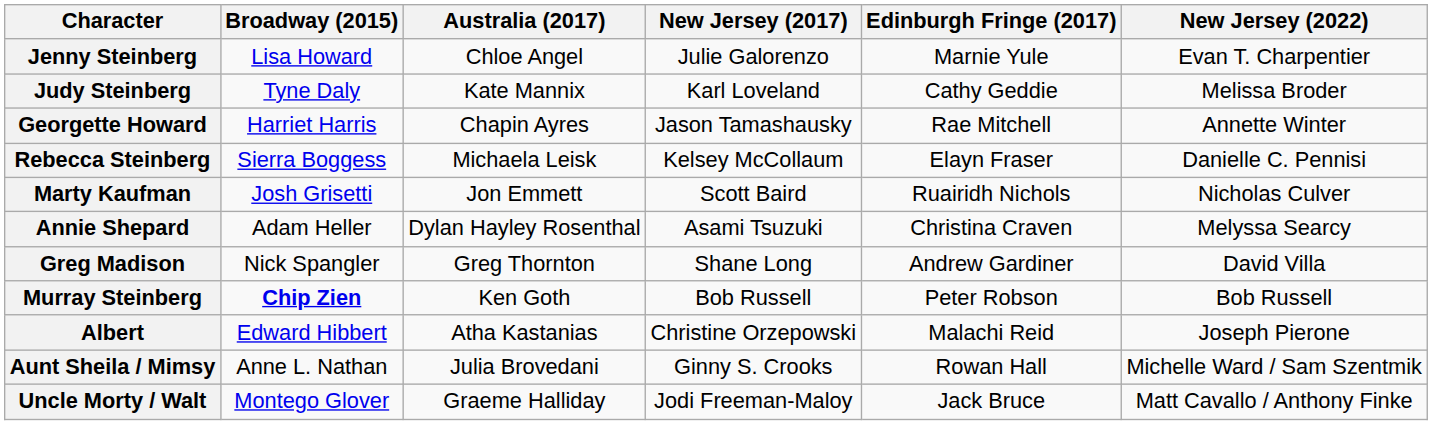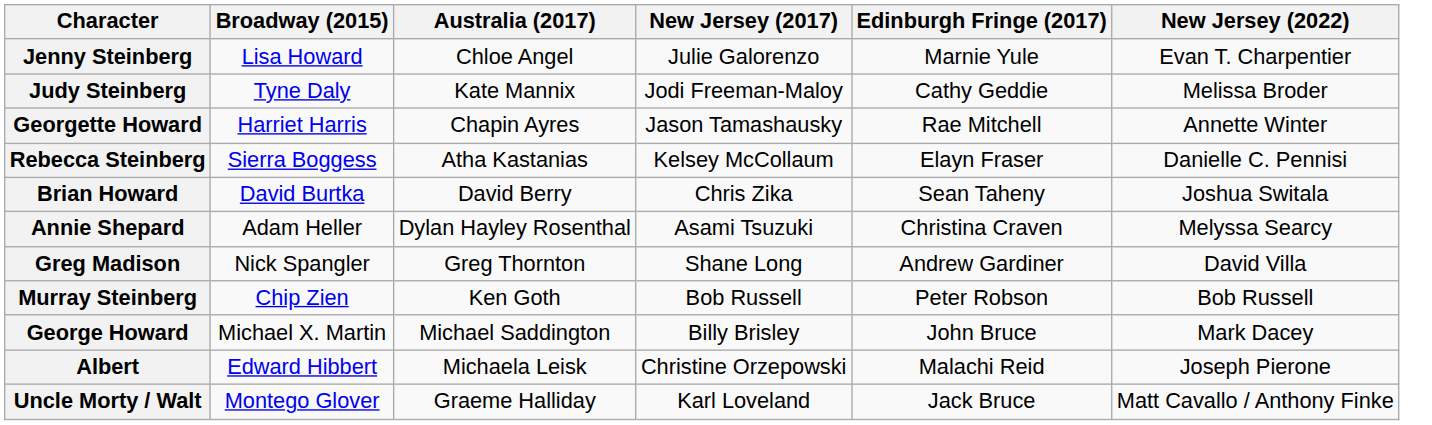(753, 90) Karl Loveland -> (744, 90) Jodi Freeman-Maloy
(524, 159) Michaela Leisk -> (515, 159) Atha Kastanias
- row: (112, 194)
+ row: (108, 194)
(312, 297) bold -> (302, 297) normal
+ row: (108, 332)
(524, 332) Atha Kastanias -> (515, 366) Michaela Leisk
- row: (112, 366)
(753, 401) Jodi Freeman-Maloy -> (744, 401) Karl Loveland
